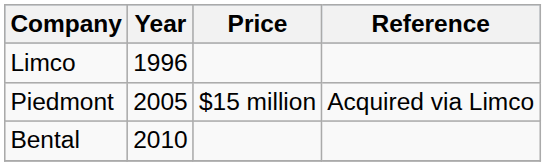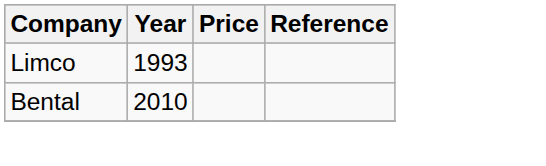(160, 62) 1996 -> (160, 62) 1993
- row: (62, 101)
